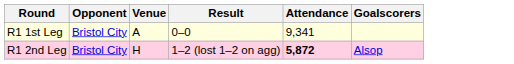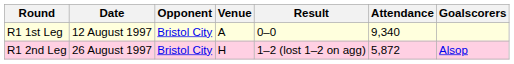+ column: (112, 13)
(300, 31) 9,341 -> (385, 31) 9,340
(300, 50) bold -> (385, 50) normal
